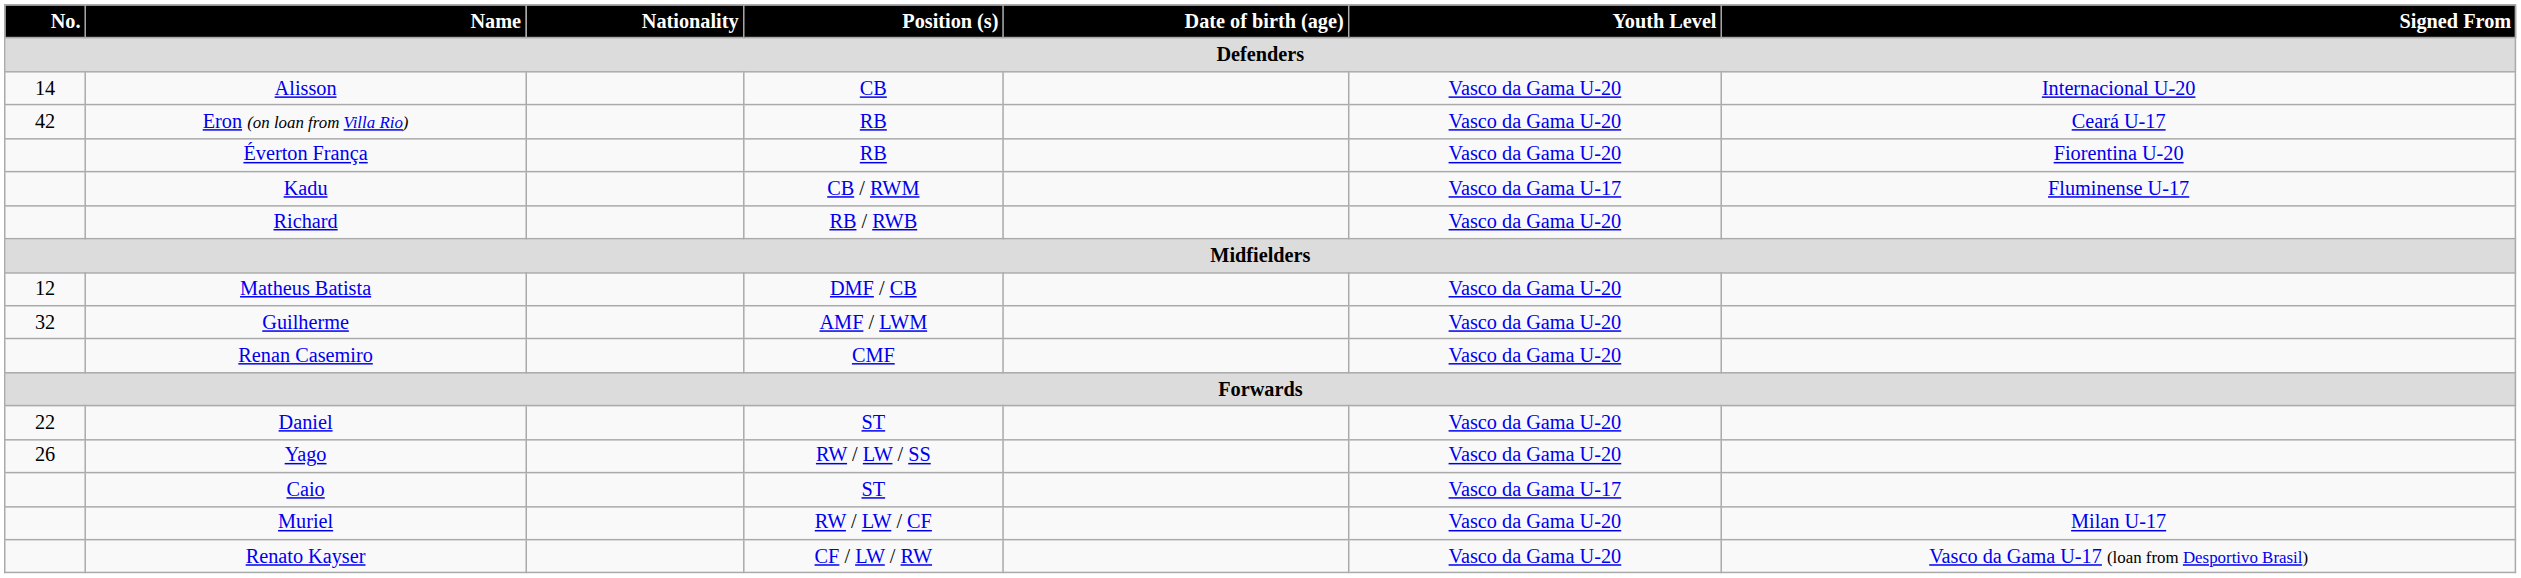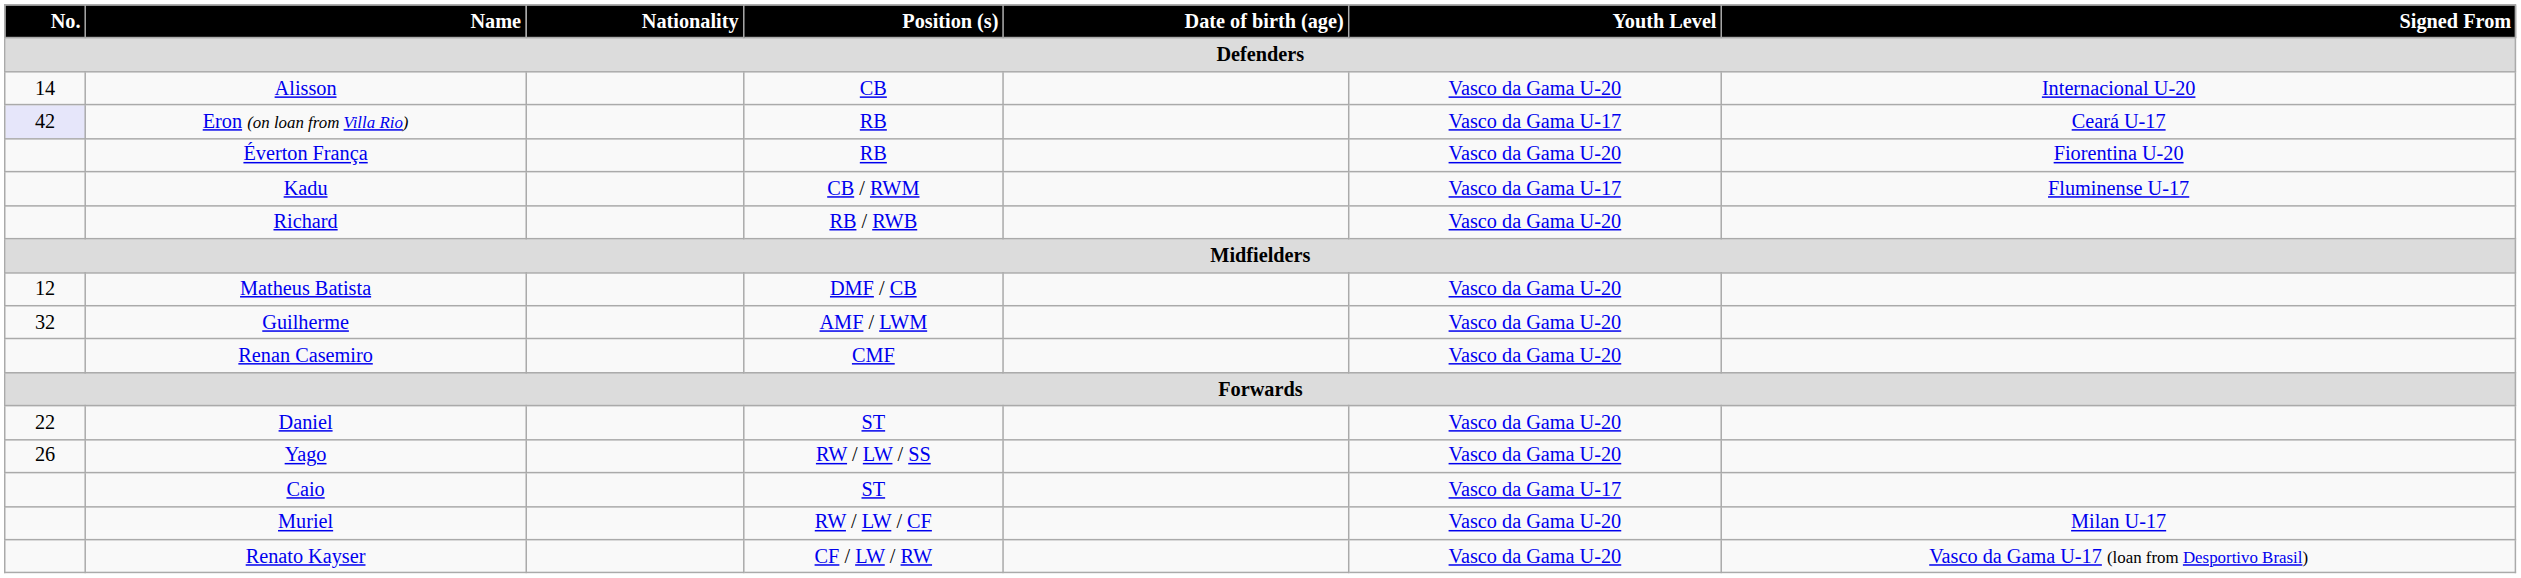(45, 121) no background -> (45, 121) lavender background
(1535, 121) Vasco da Gama U-20 -> (1535, 121) Vasco da Gama U-17
